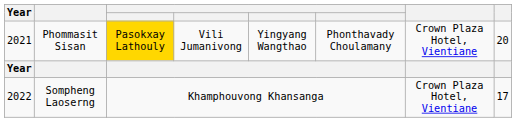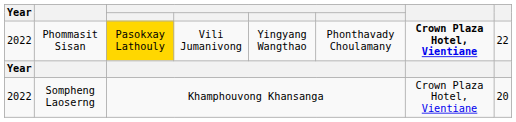(19, 41) 2021 -> (19, 41) 2022
(450, 41) normal -> (450, 41) bold
(503, 41) 20 -> (503, 41) 22
(503, 98) 17 -> (503, 98) 20
